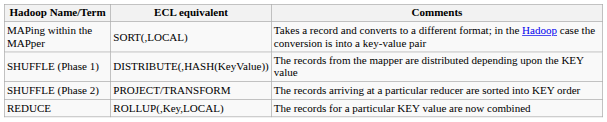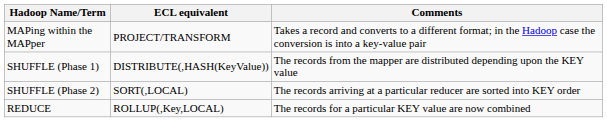(151, 36) SORT(,LOCAL) -> (172, 36) PROJECT/TRANSFORM
(172, 90) PROJECT/TRANSFORM -> (151, 90) SORT(,LOCAL)
